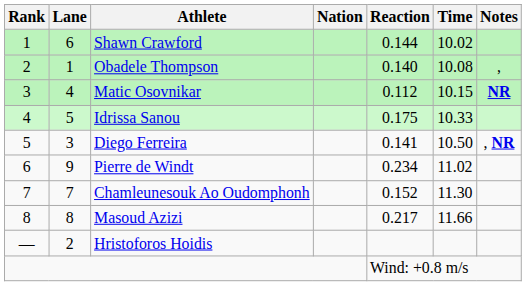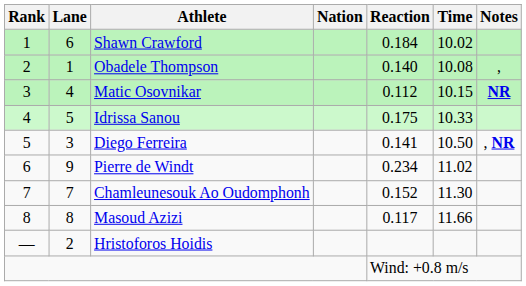(400, 42) 0.144 -> (400, 42) 0.184
(400, 218) 0.217 -> (400, 218) 0.117
